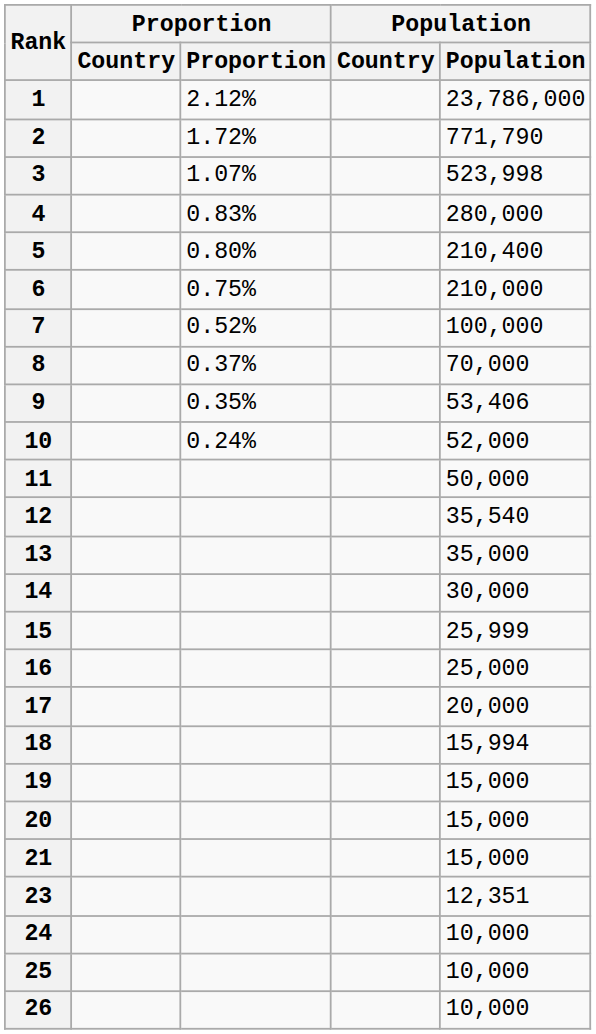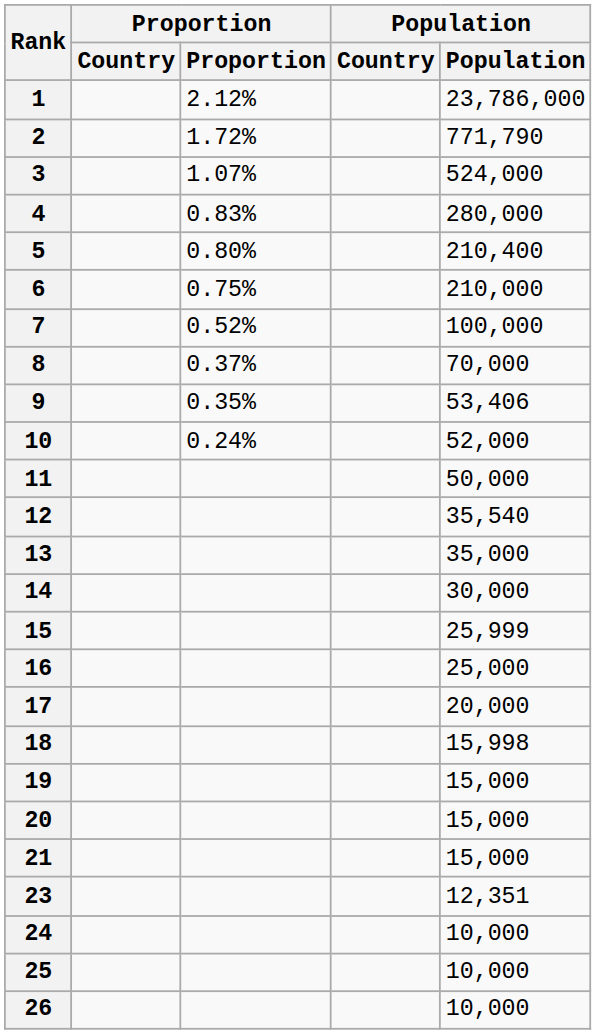(495, 176) 523,998 -> (495, 176) 524,000
(488, 744) 15,994 -> (488, 744) 15,998
